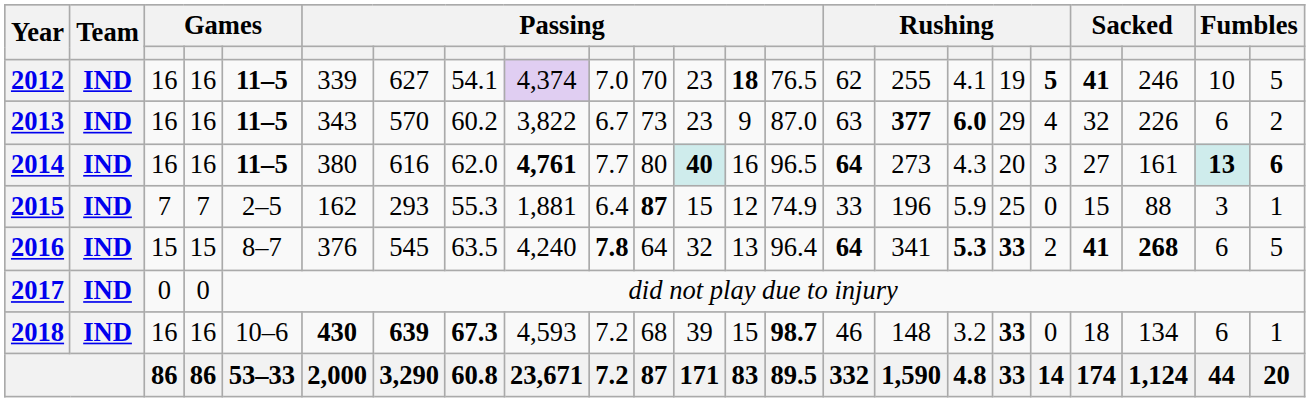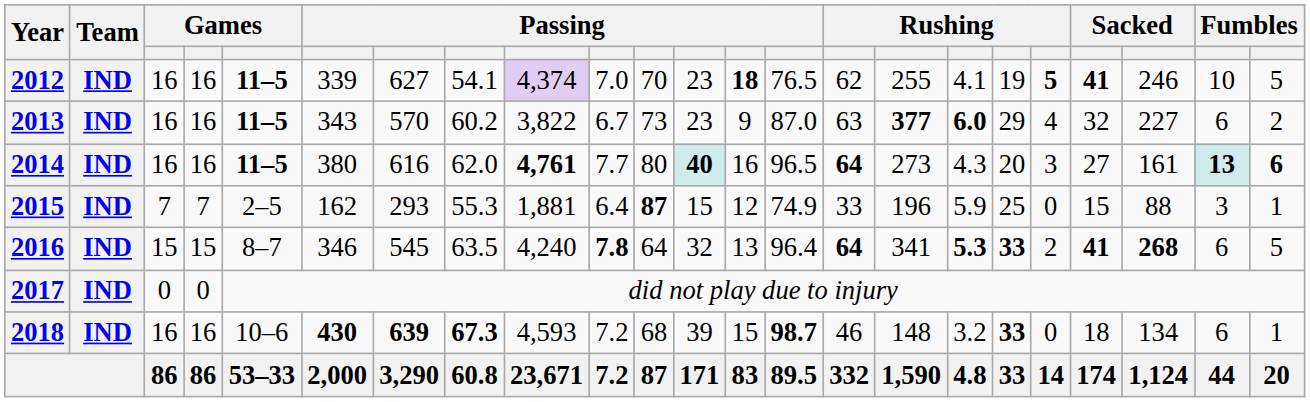(1158, 122) 226 -> (1158, 122) 227
(337, 248) 376 -> (337, 248) 346
